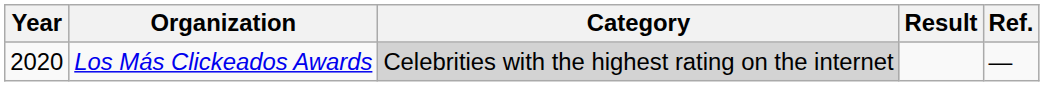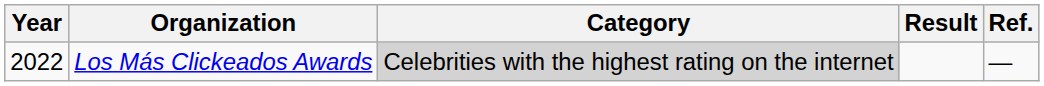(37, 61) 2020 -> (37, 61) 2022
